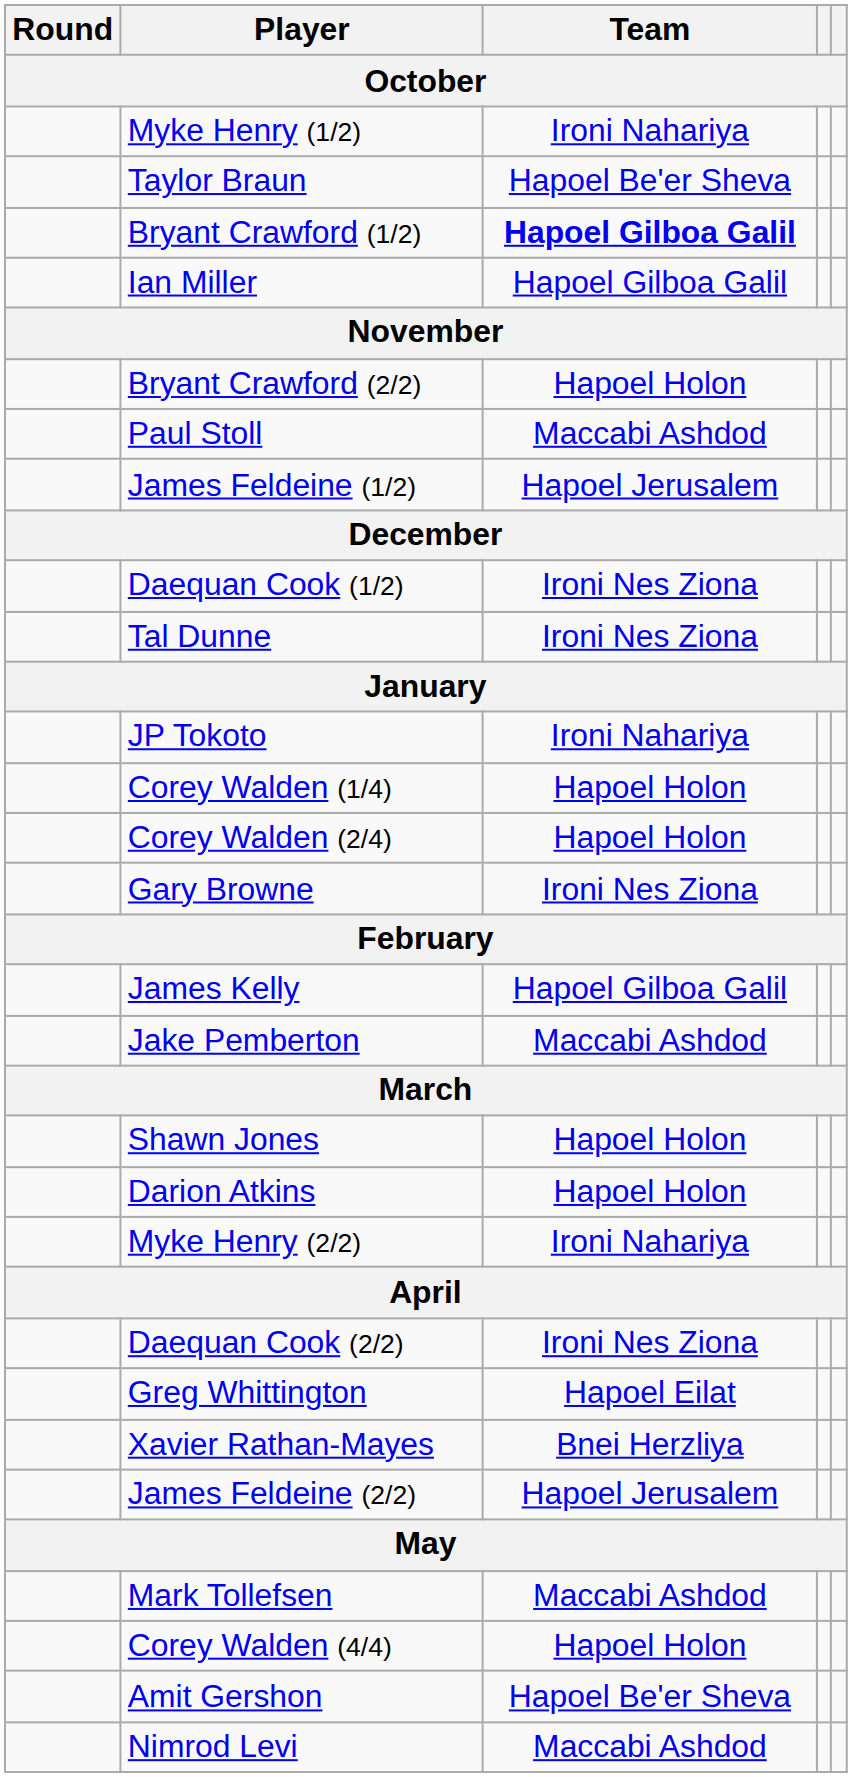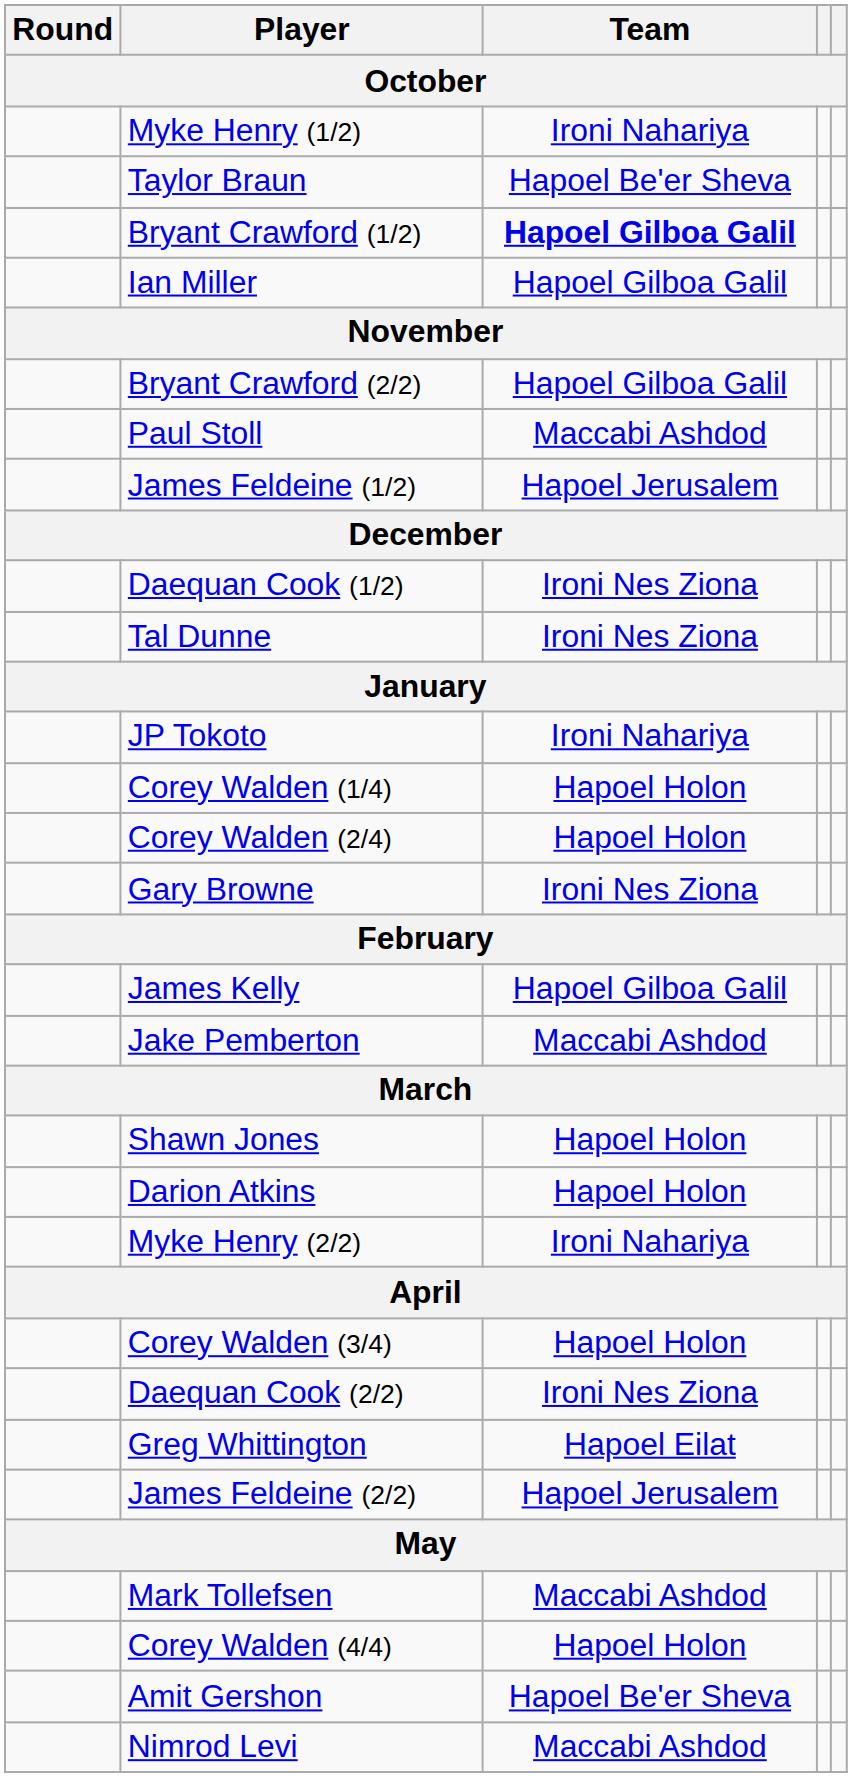(650, 383) Hapoel Holon -> (650, 383) Hapoel Gilboa Galil
+ row: (260, 1342)
- row: (281, 1443)
